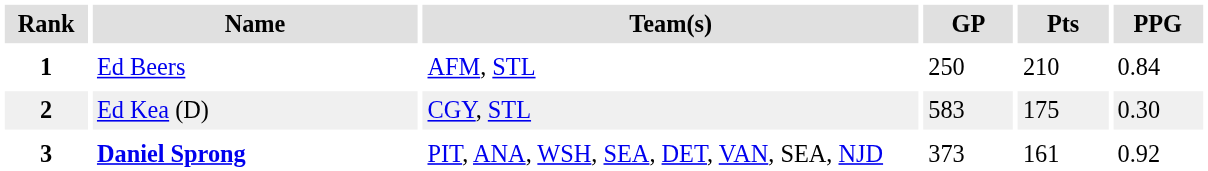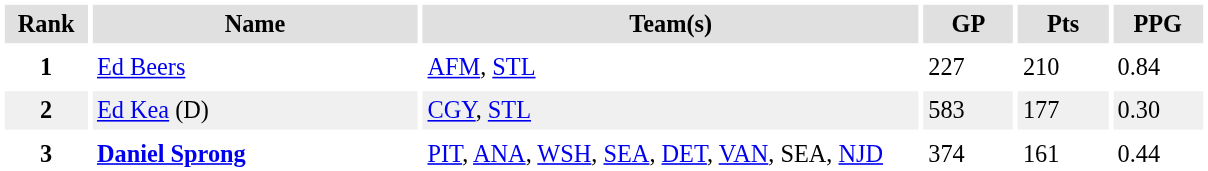(947, 66) 250 -> (947, 66) 227
(1041, 110) 175 -> (1041, 110) 177
(947, 153) 373 -> (947, 153) 374
(1139, 153) 0.92 -> (1139, 153) 0.44
